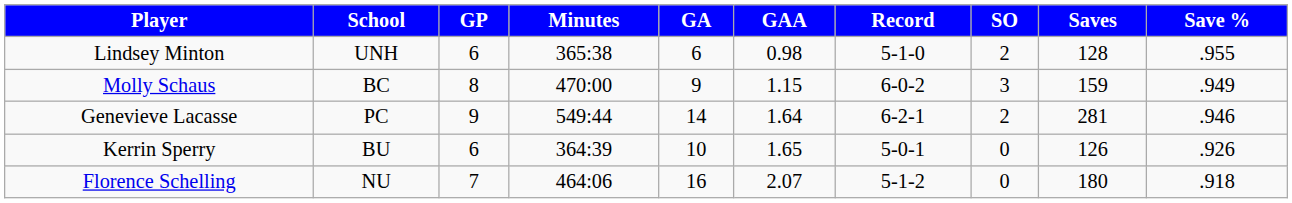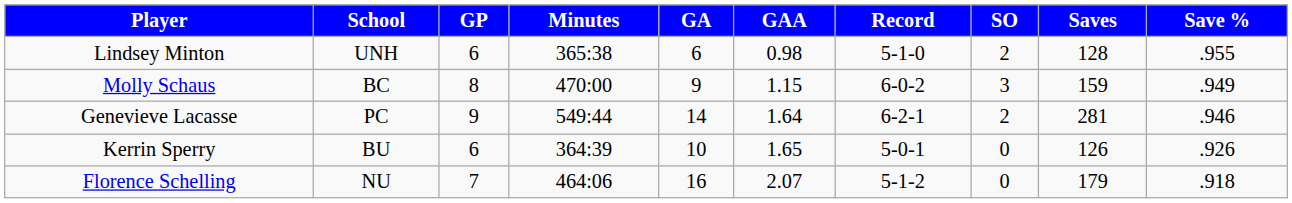(1093, 181) 180 -> (1093, 181) 179
